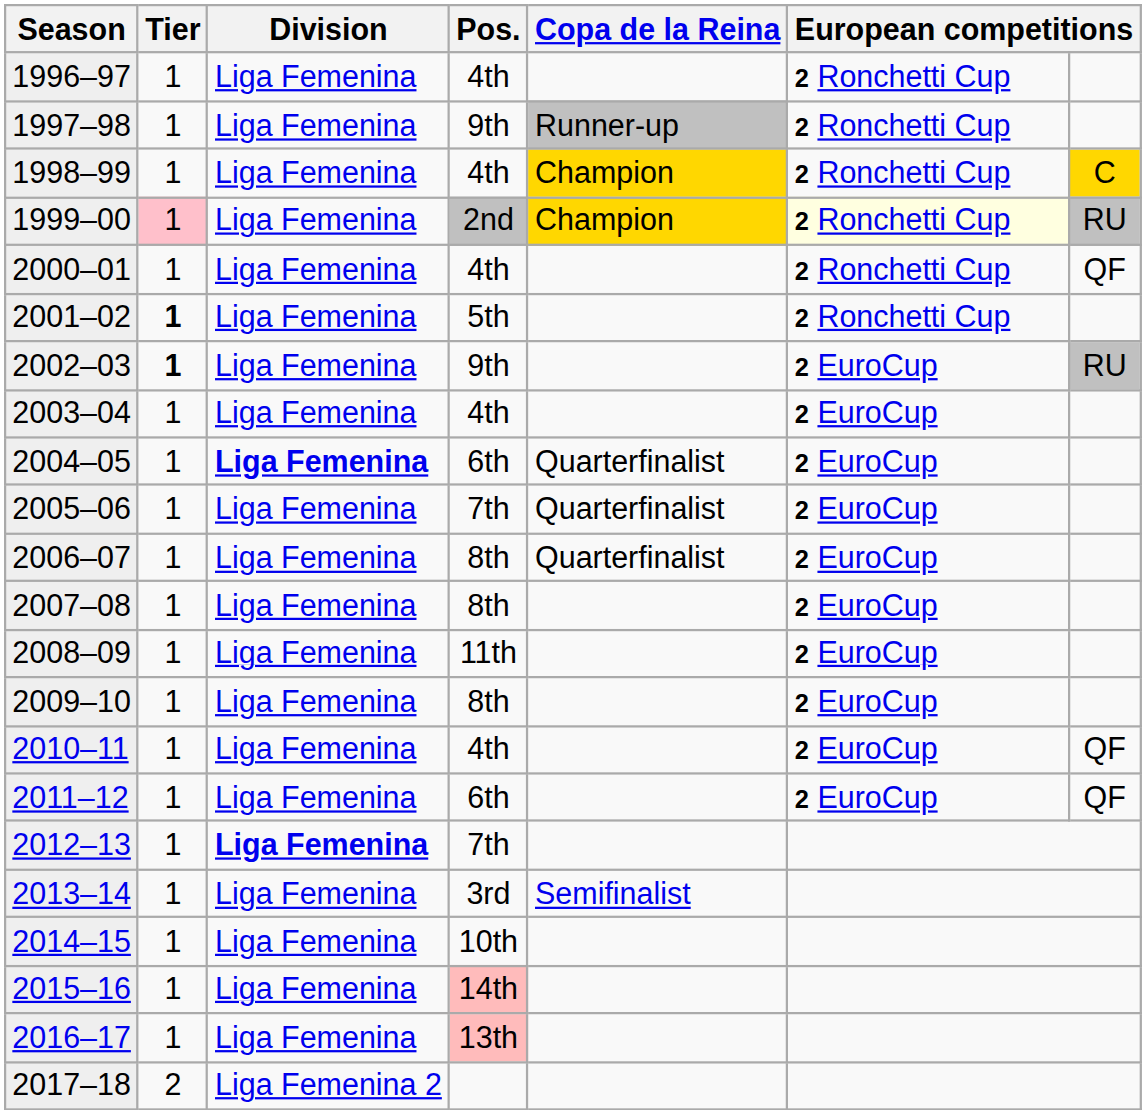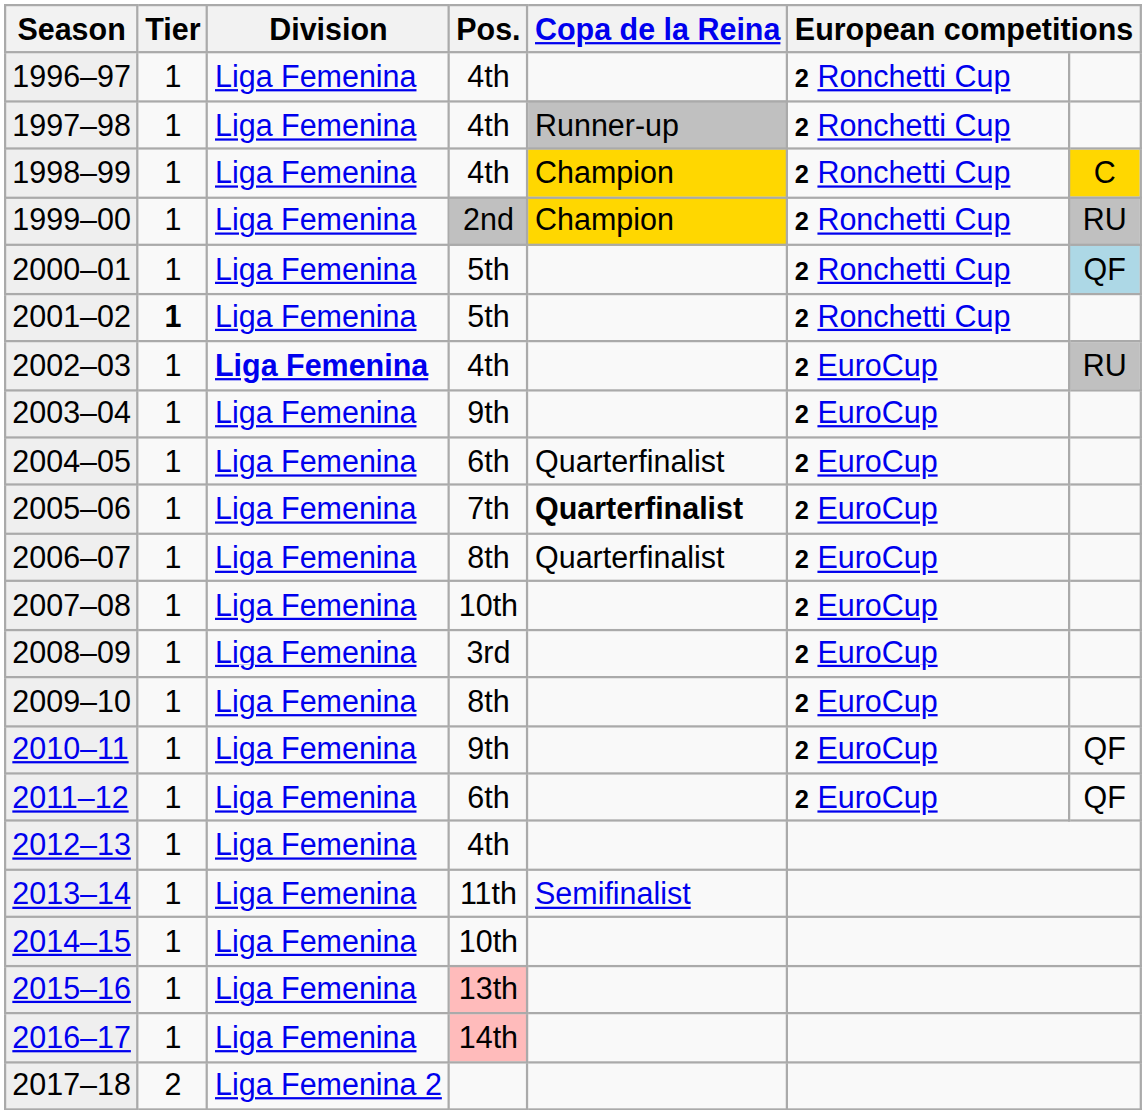(488, 125) 9th -> (488, 125) 4th
(173, 221) pink background -> (173, 221) no background
(903, 221) lightyellow background -> (903, 221) no background
(488, 269) 4th -> (488, 269) 5th
(1105, 269) no background -> (1105, 269) lightblue background
(173, 365) bold -> (173, 365) normal
(316, 365) normal -> (322, 365) bold
(488, 365) 9th -> (488, 365) 4th
(488, 413) 4th -> (488, 413) 9th
(322, 461) bold -> (316, 461) normal
(630, 509) normal -> (639, 509) bold
(488, 605) 8th -> (488, 605) 10th
(488, 653) 11th -> (488, 653) 3rd
(488, 749) 4th -> (488, 749) 9th
(322, 845) bold -> (316, 845) normal
(488, 845) 7th -> (488, 845) 4th
(488, 893) 3rd -> (488, 893) 11th
(488, 989) 14th -> (488, 989) 13th
(488, 1037) 13th -> (488, 1037) 14th
